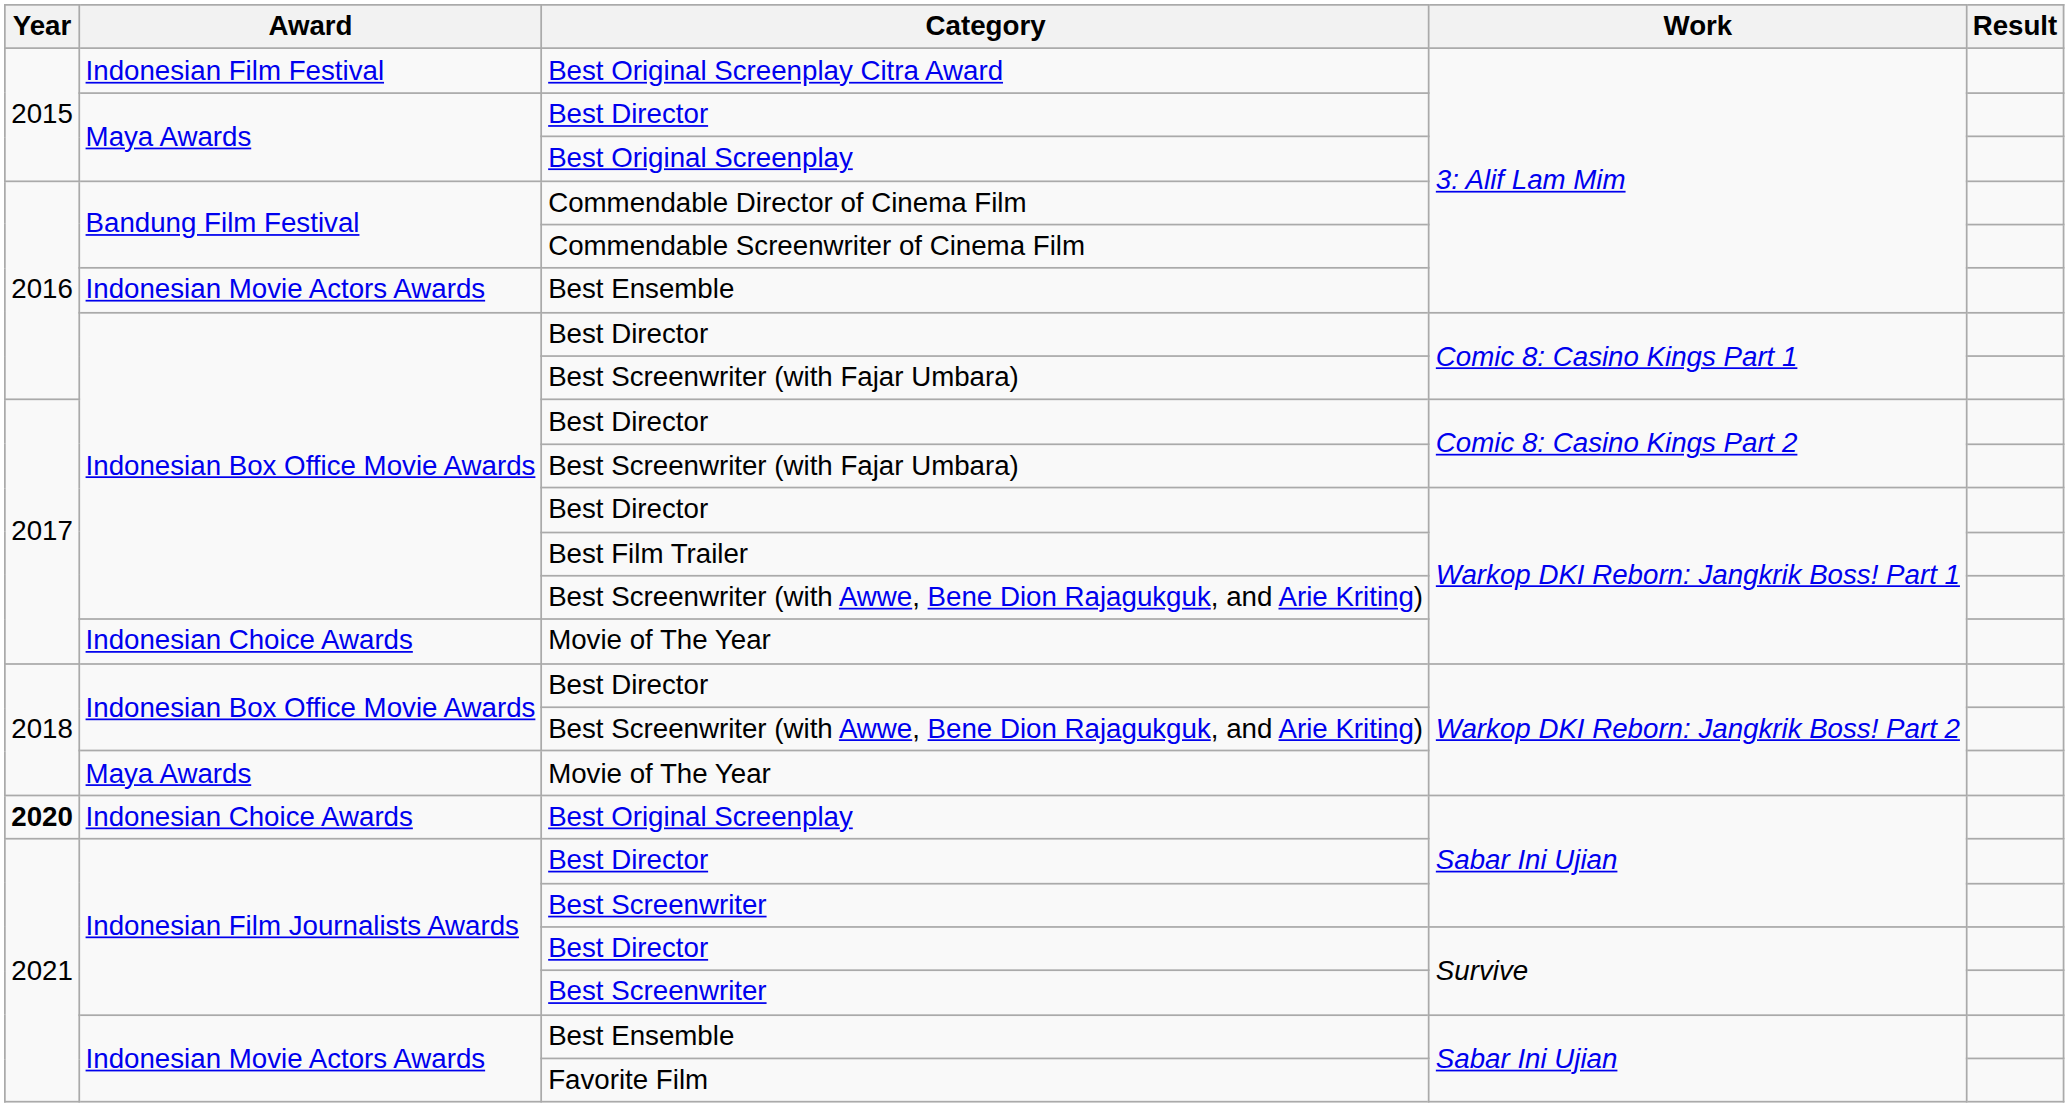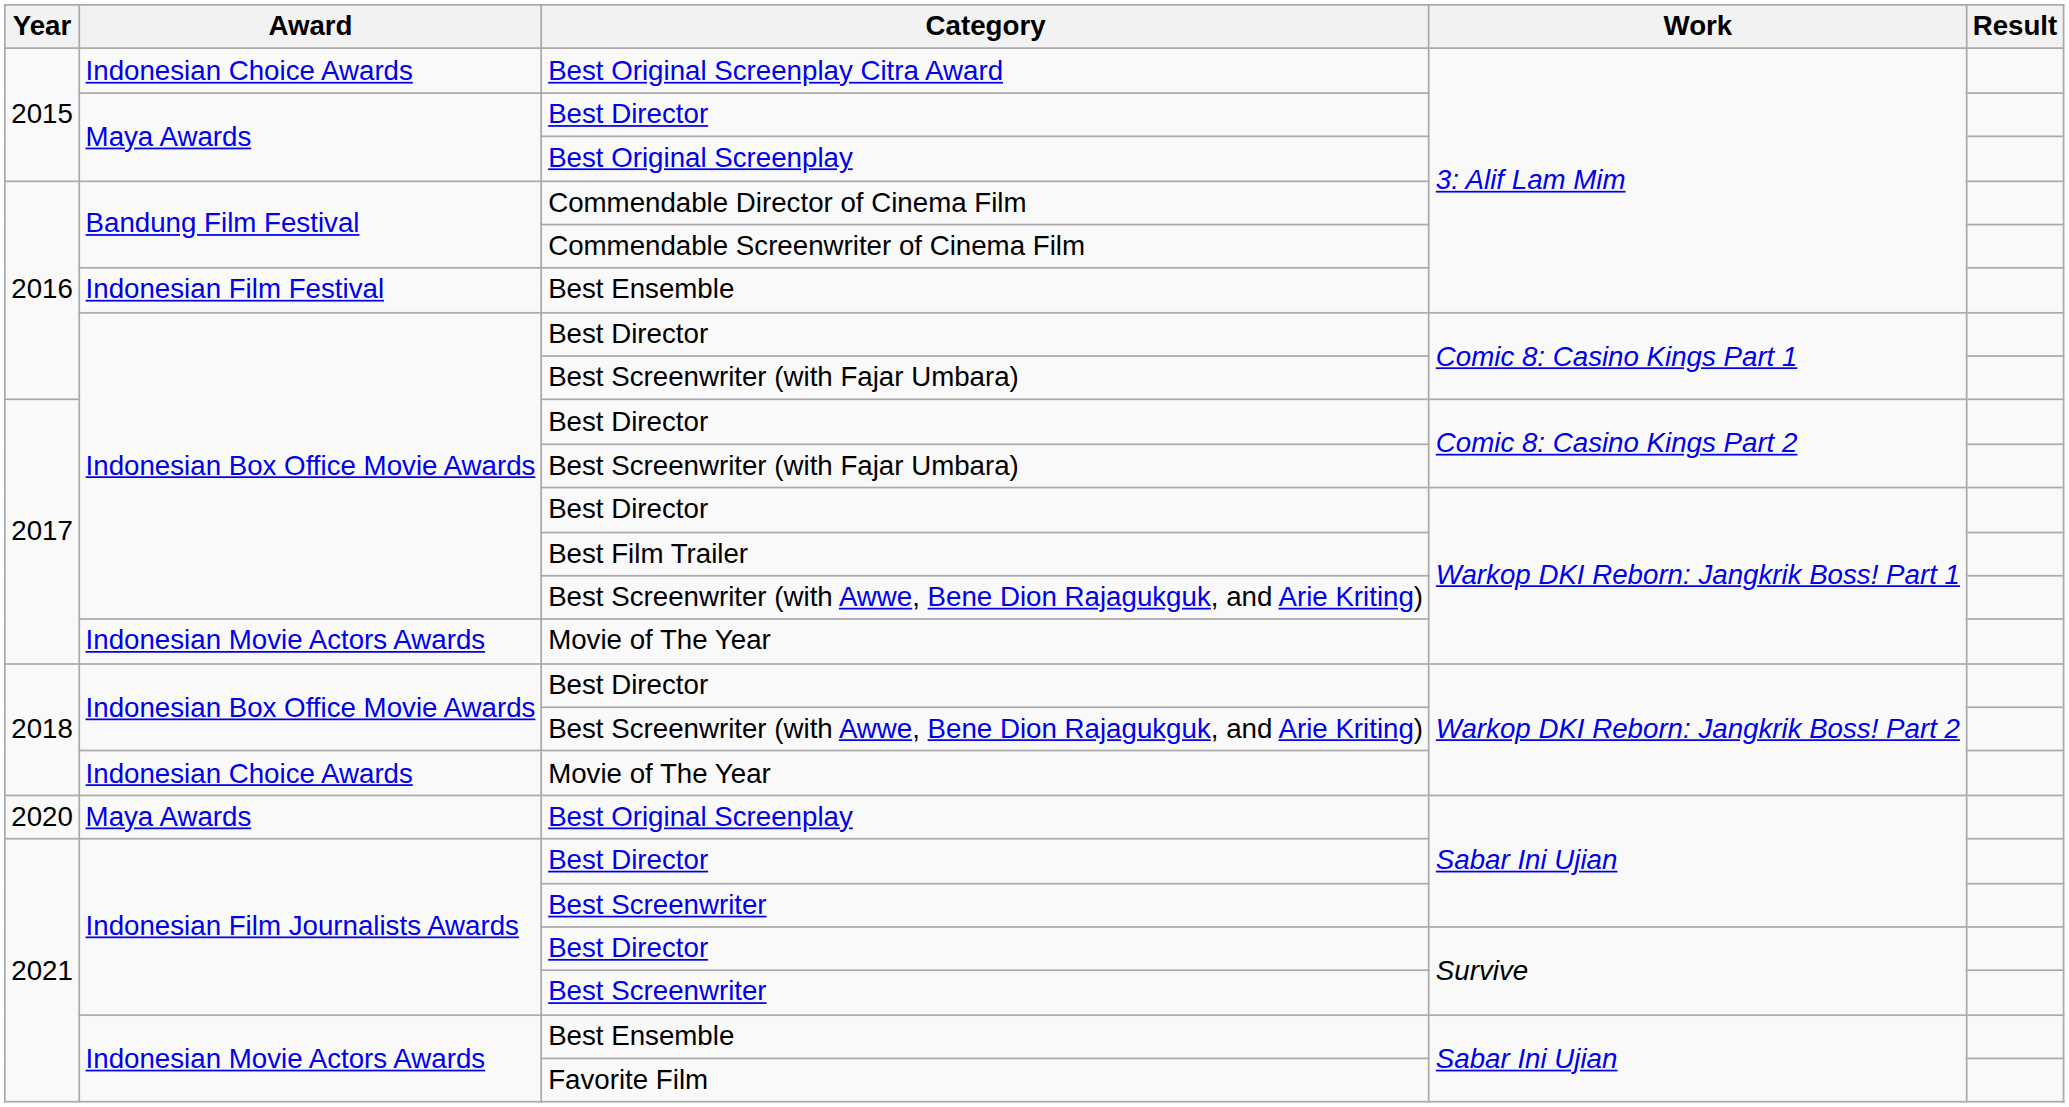(235, 70) Indonesian Film Festival -> (249, 70) Indonesian Choice Awards
(285, 289) Indonesian Movie Actors Awards -> (235, 289) Indonesian Film Festival
(249, 641) Indonesian Choice Awards -> (285, 641) Indonesian Movie Actors Awards
(168, 772) Maya Awards -> (249, 772) Indonesian Choice Awards
(42, 816) bold -> (42, 816) normal
(249, 816) Indonesian Choice Awards -> (168, 816) Maya Awards
